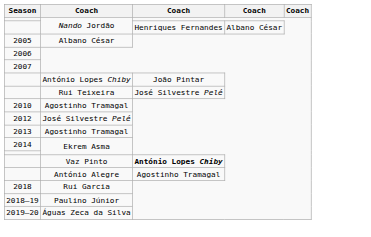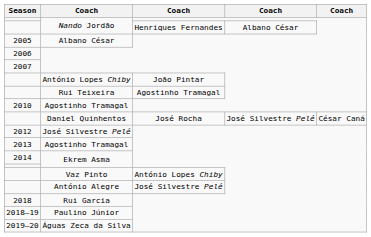(179, 92) José Silvestre Pelé -> (179, 92) Agostinho Tramagal
+ row: (22, 118)
(179, 161) bold -> (179, 174) normal
(179, 174) Agostinho Tramagal -> (179, 187) José Silvestre Pelé
